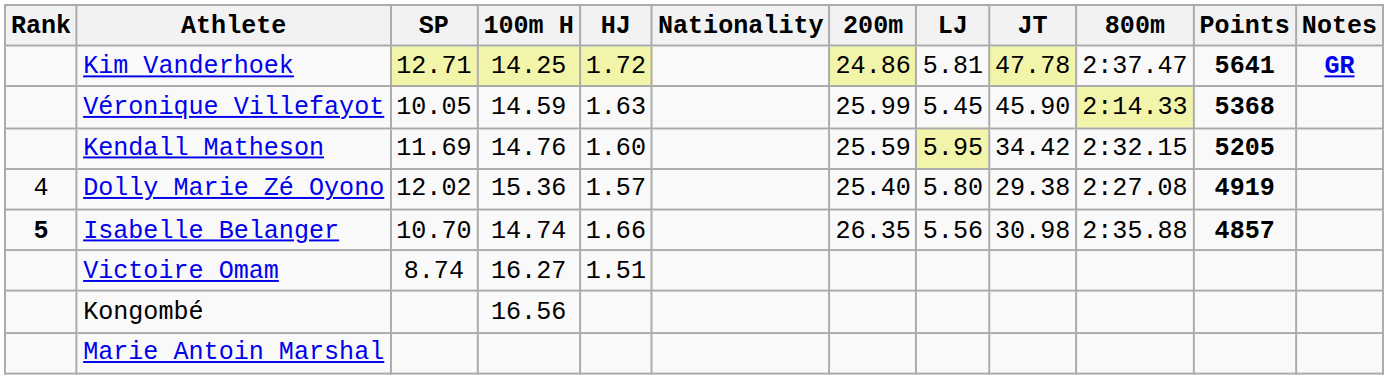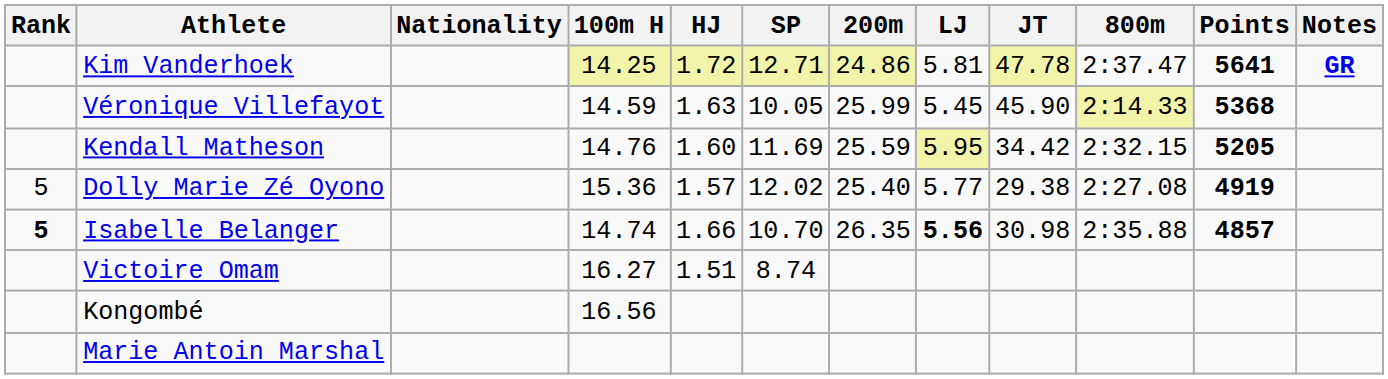columns swapped: (741, 25) <-> (434, 25)
(41, 189) 4 -> (41, 189) 5
(953, 189) 5.80 -> (953, 189) 5.77
(953, 230) normal -> (953, 230) bold
